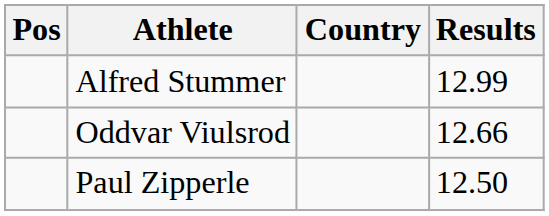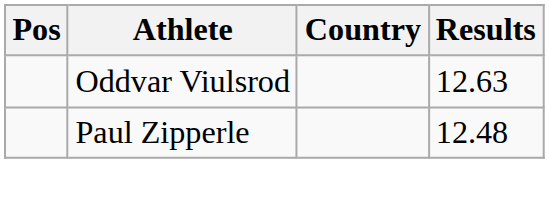- row: (180, 81)
(472, 132) 12.66 -> (472, 81) 12.63
(472, 183) 12.50 -> (472, 132) 12.48
